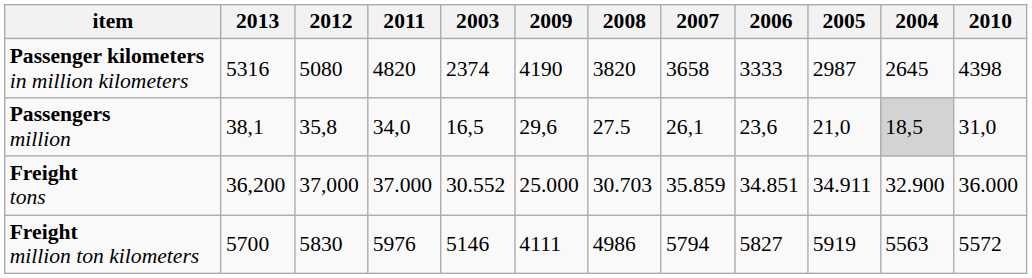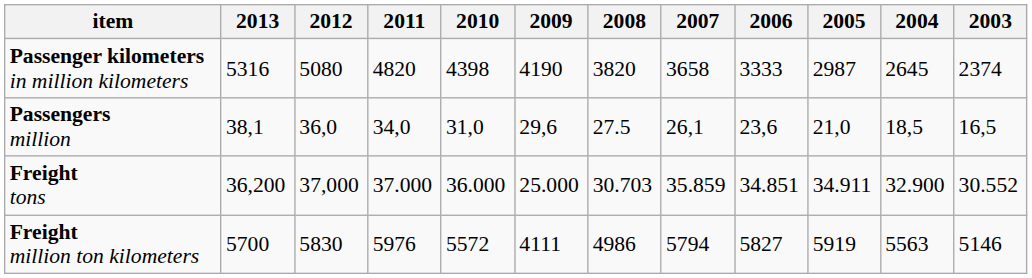columns swapped: (990, 21) <-> (478, 21)
(318, 126) 35,8 -> (318, 126) 36,0
(904, 126) lightgrey background -> (904, 126) no background
